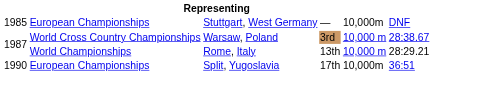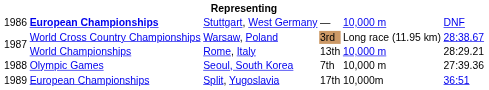(16, 23) 1985 -> (16, 23) 1986
(90, 23) normal -> (94, 23) bold
(363, 23) 10,000m -> (365, 23) 10,000 m
(365, 37) 10,000 m -> (392, 37) Long race (11.95 km)
+ row: (248, 66)
(16, 66) 1990 -> (16, 80) 1989
